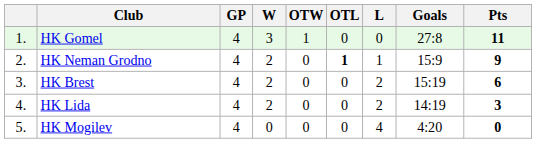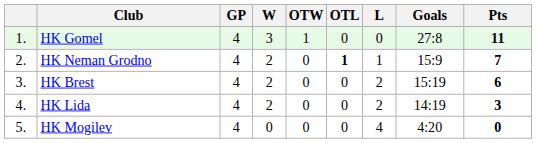(498, 60) 9 -> (498, 60) 7
